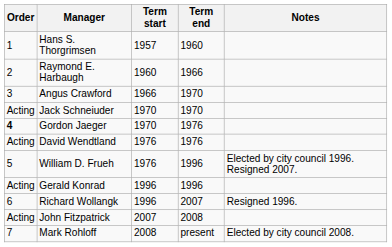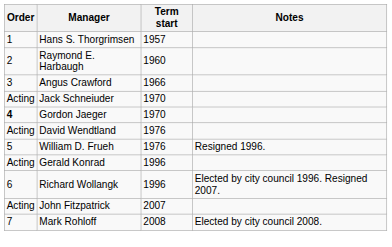- column: (201, 18)
(290, 164) Elected by city council 1996. Resigned 2007. -> (230, 147) Resigned 1996.
(262, 201) Resigned 1996. -> (281, 184) Elected by city council 1996. Resigned 2007.
